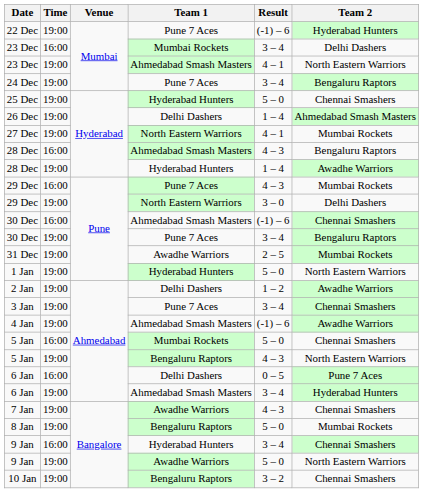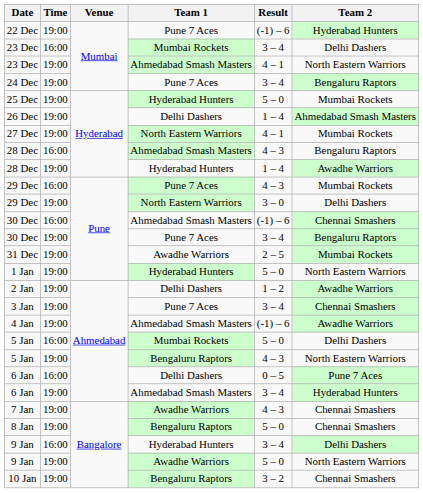(355, 99) Chennai Smashers -> (355, 99) Mumbai Rockets
(355, 340) Chennai Smashers -> (355, 340) Delhi Dashers
(355, 427) Mumbai Rockets -> (355, 427) Chennai Smashers
(355, 444) Chennai Smashers -> (355, 444) Delhi Dashers
